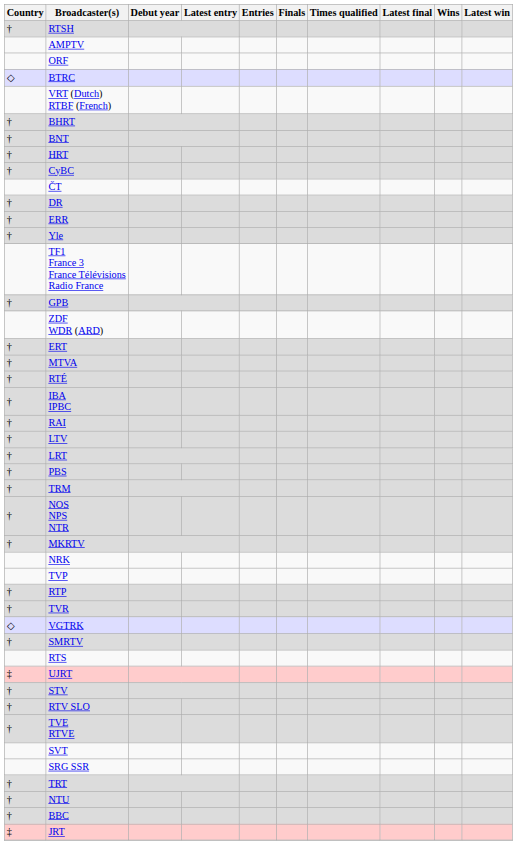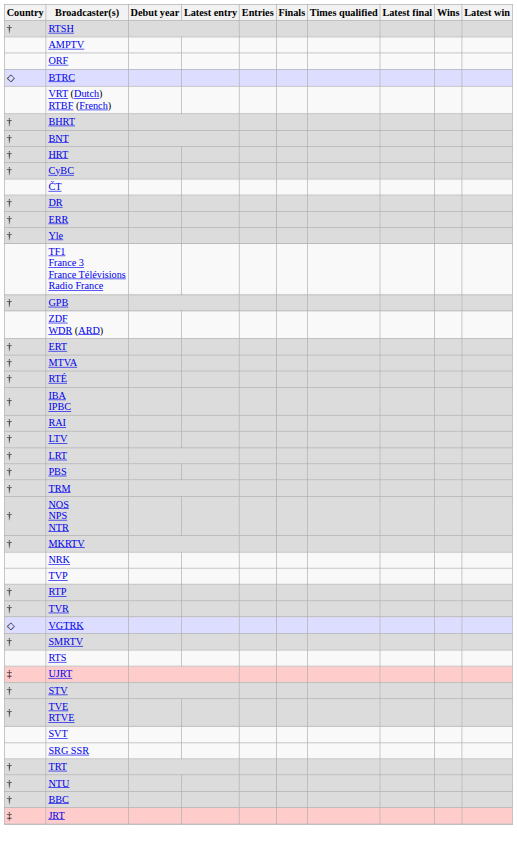- row: (69, 706)
